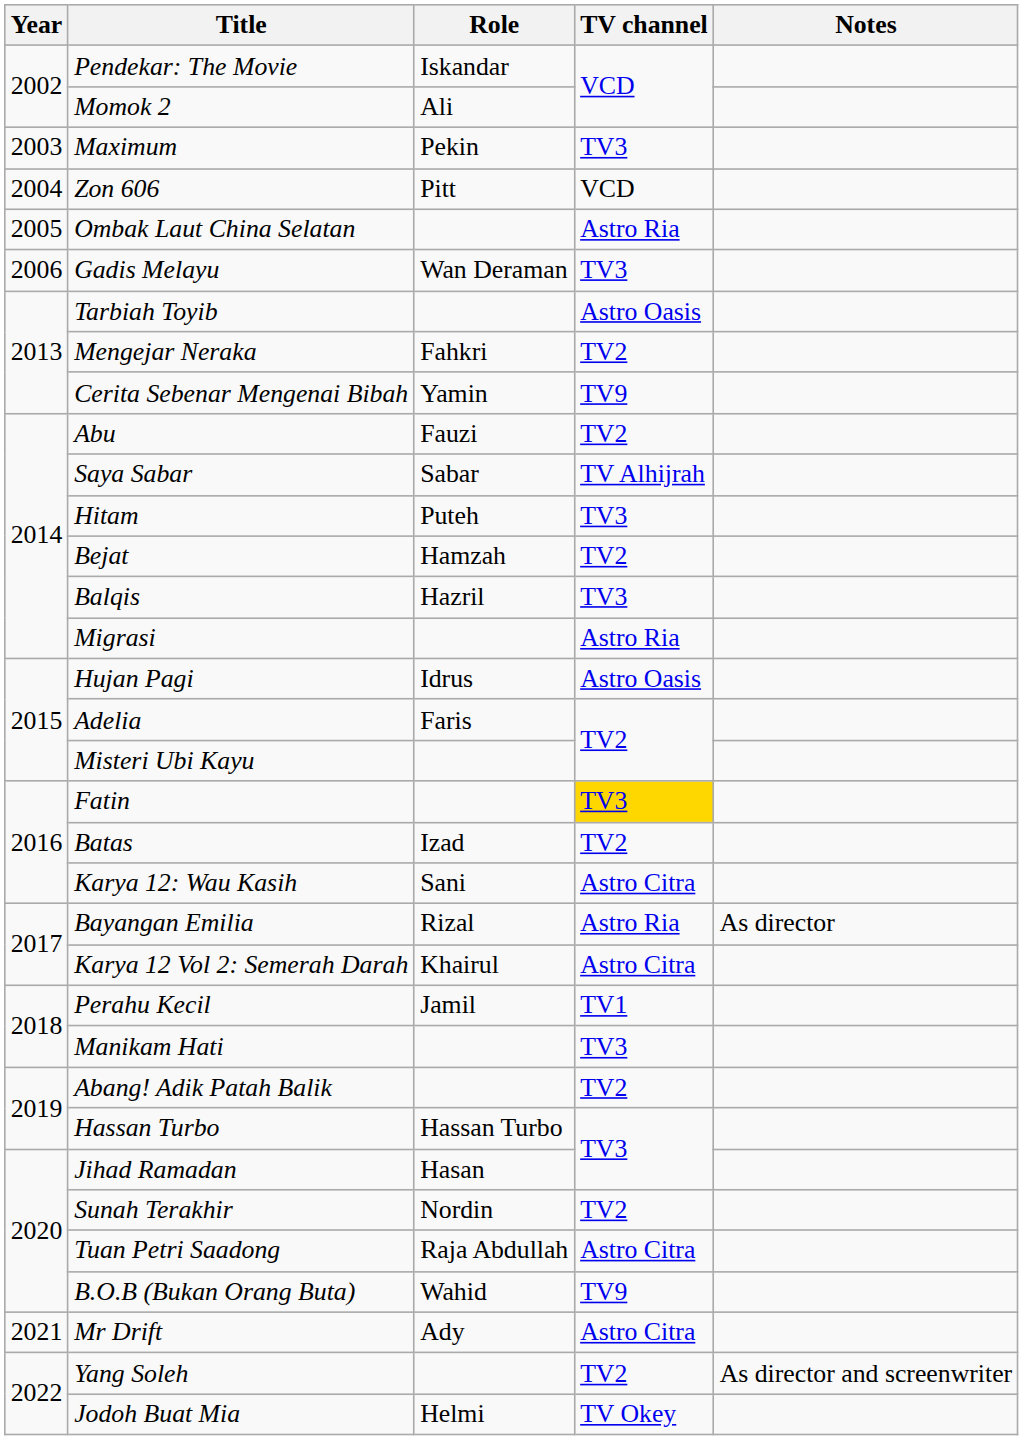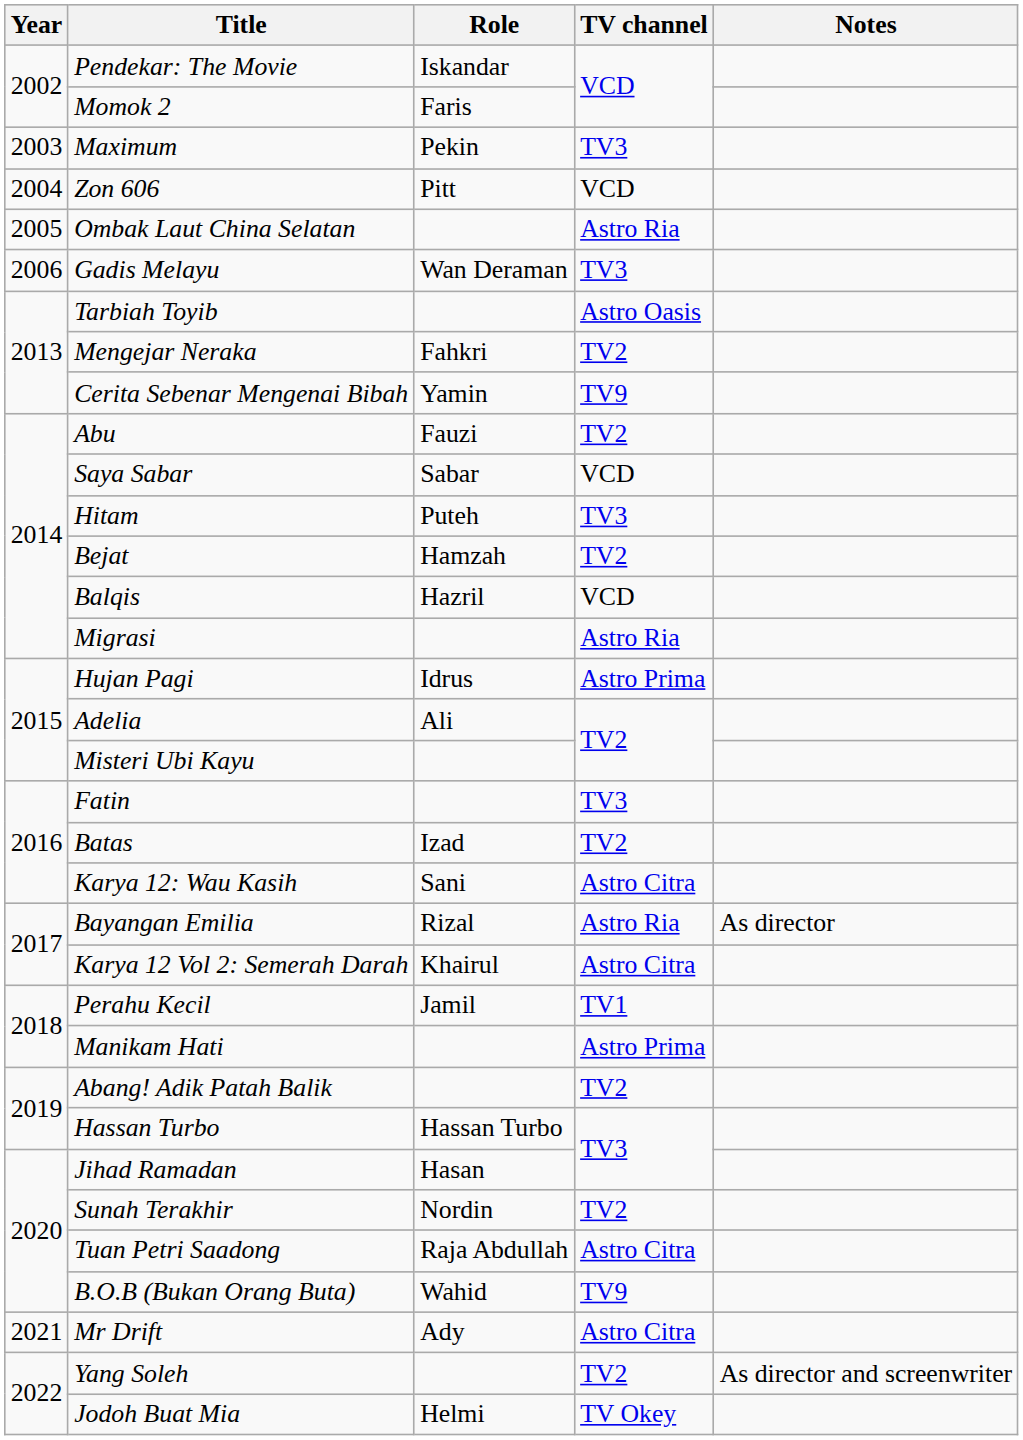(437, 106) Ali -> (446, 106) Faris
(643, 474) TV Alhijrah -> (607, 474) VCD
(604, 596) TV3 -> (607, 596) VCD
(641, 678) Astro Oasis -> (643, 678) Astro Prima
(446, 719) Faris -> (437, 719) Ali
(604, 801) gold background -> (604, 801) no background
(604, 1046) TV3 -> (643, 1046) Astro Prima
